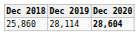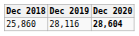(64, 24) 28,114 -> (64, 24) 28,116
